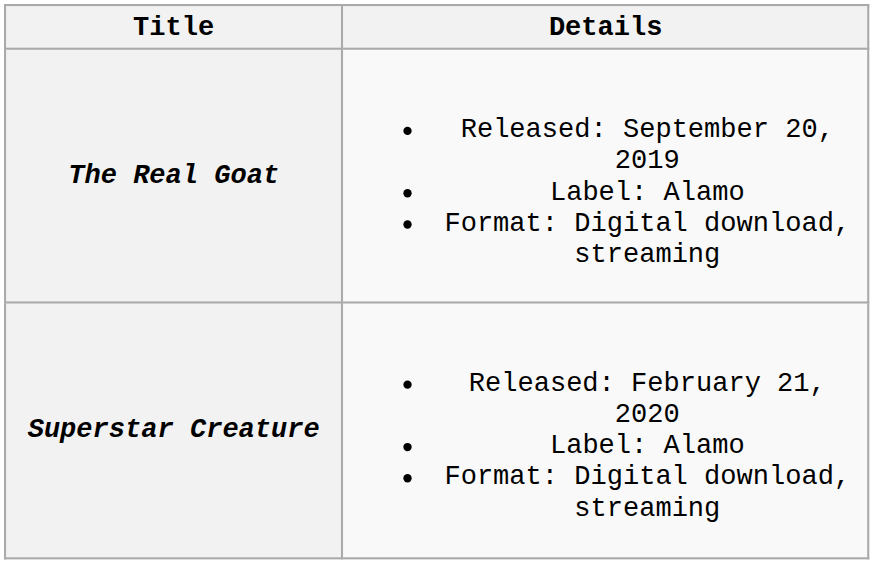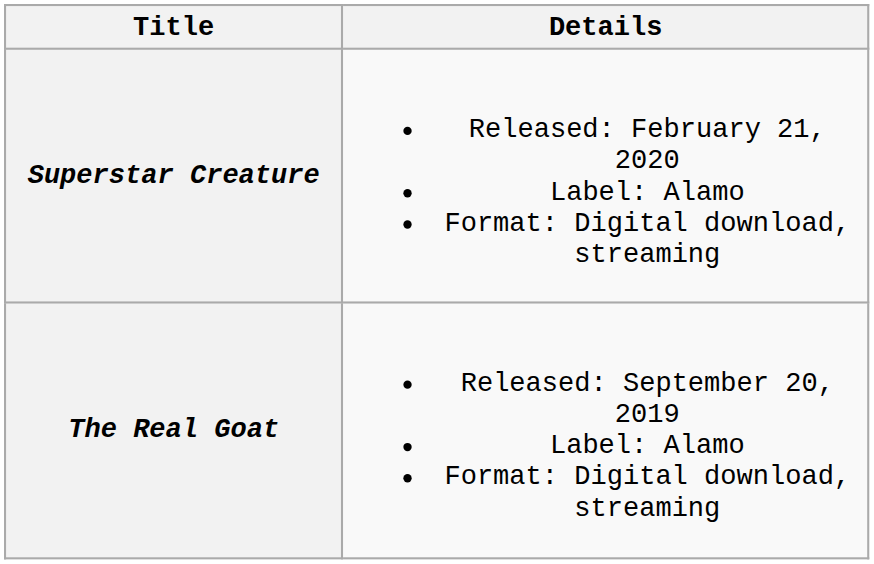rows swapped: (174, 176) <-> (174, 430)
